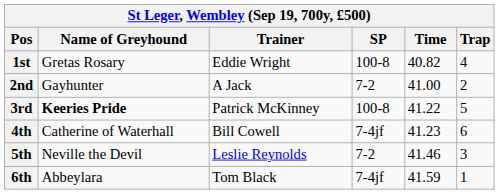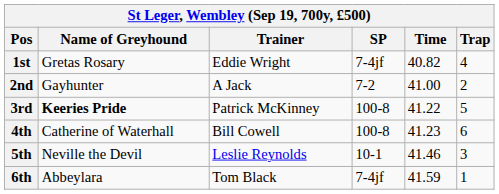(373, 62) 100-8 -> (370, 62) 7-4jf
(370, 131) 7-4jf -> (373, 131) 100-8
(365, 154) 7-2 -> (369, 154) 10-1
